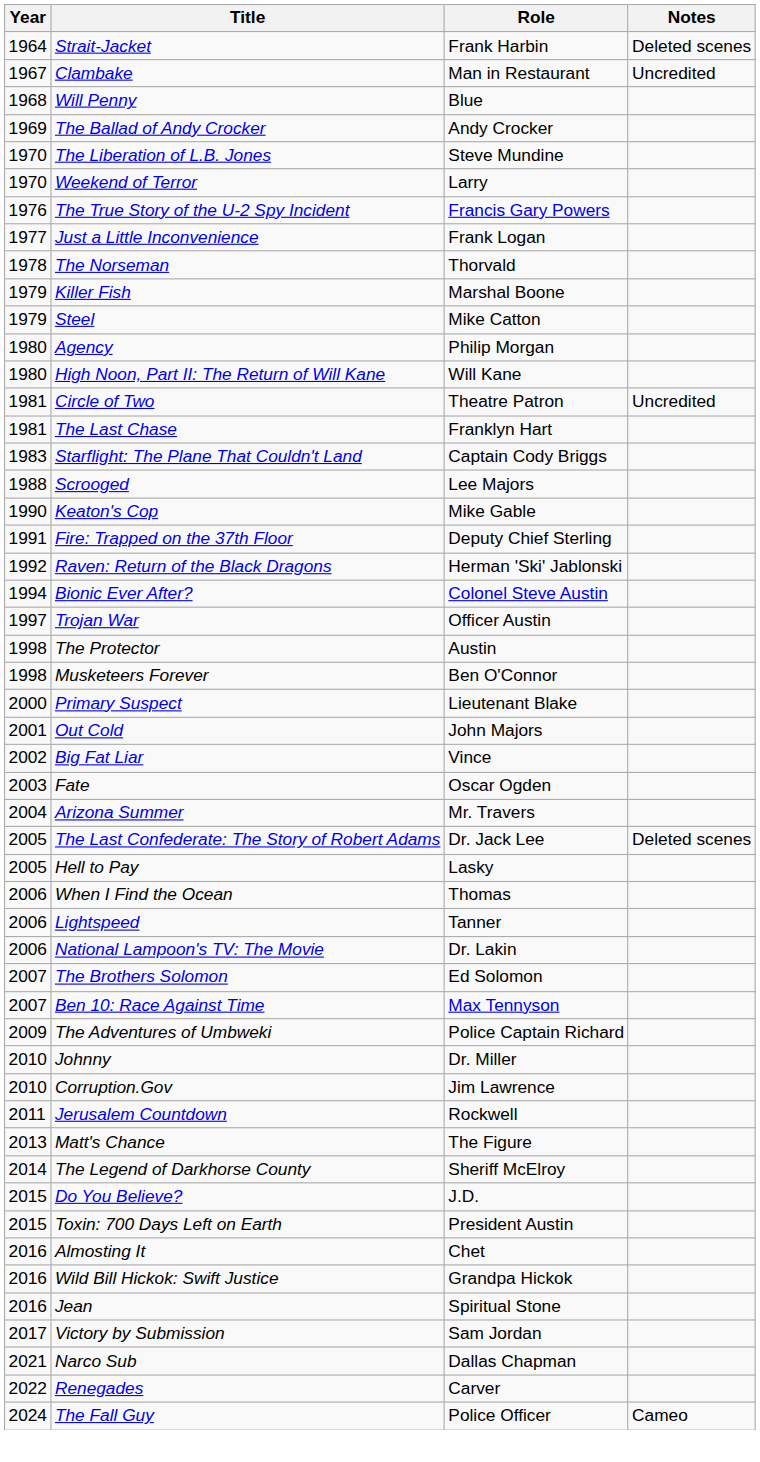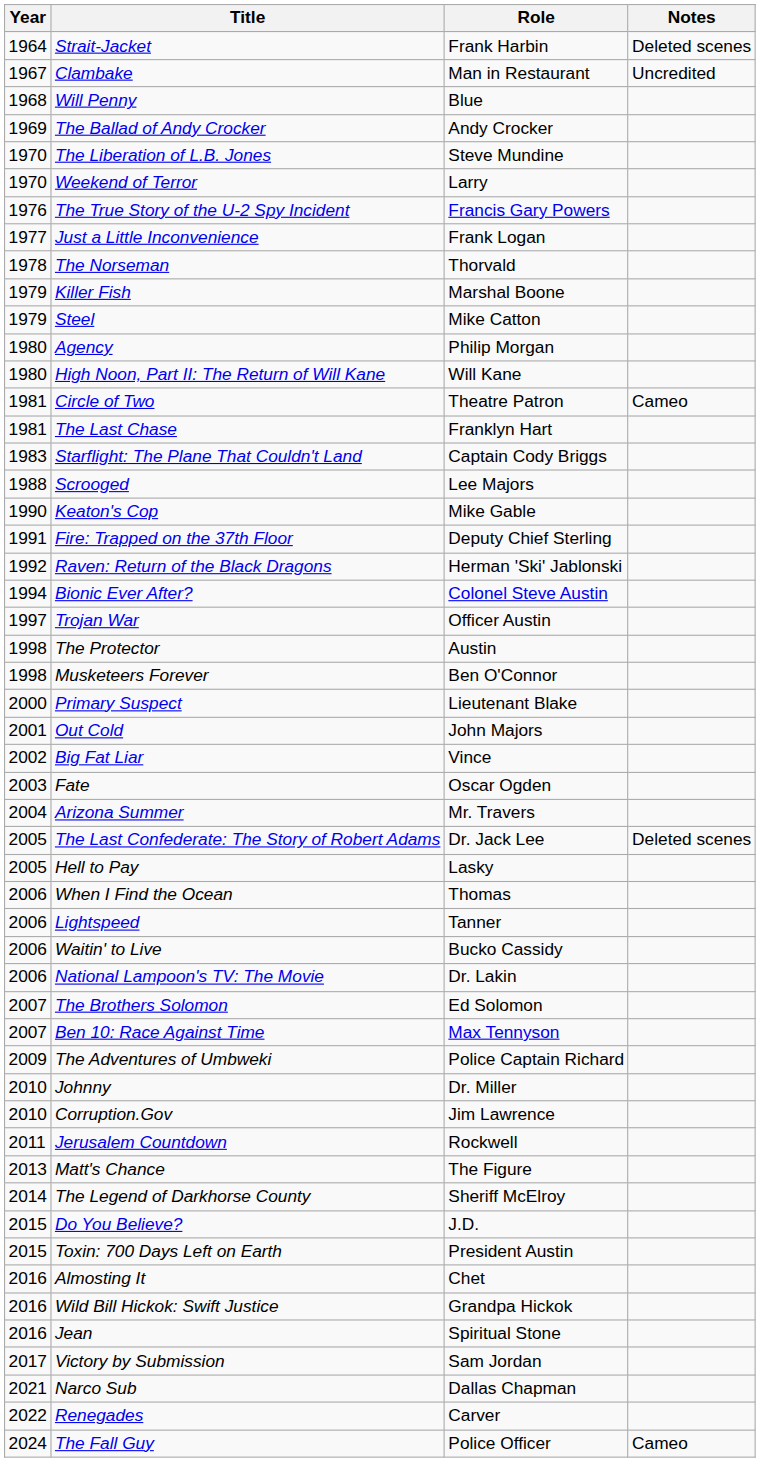(674, 401) Uncredited -> (660, 401) Cameo
+ row: (108, 949)
